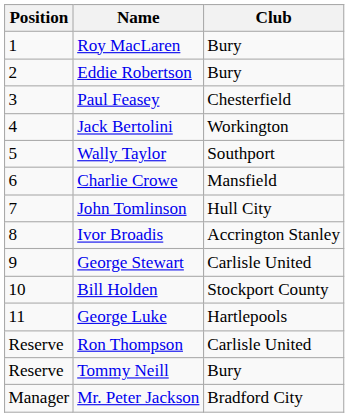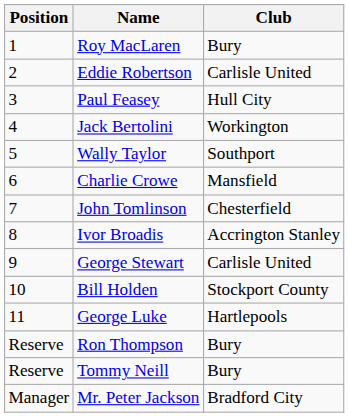(224, 72) Bury -> (259, 72) Carlisle United
(249, 99) Chesterfield -> (239, 99) Hull City
(239, 208) Hull City -> (249, 208) Chesterfield
(259, 343) Carlisle United -> (224, 343) Bury
